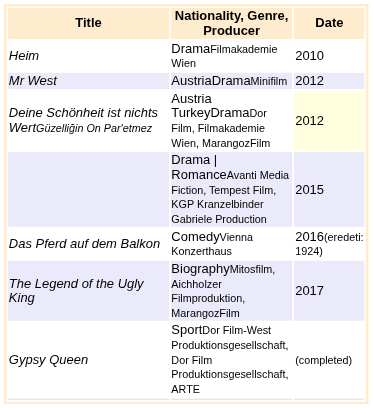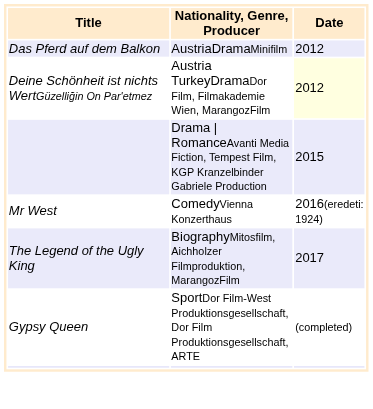- row: (224, 55)
(33, 81) Mr West -> (85, 48) Das Pferd auf dem Balkon
(85, 243) Das Pferd auf dem Balkon -> (33, 211) Mr West
